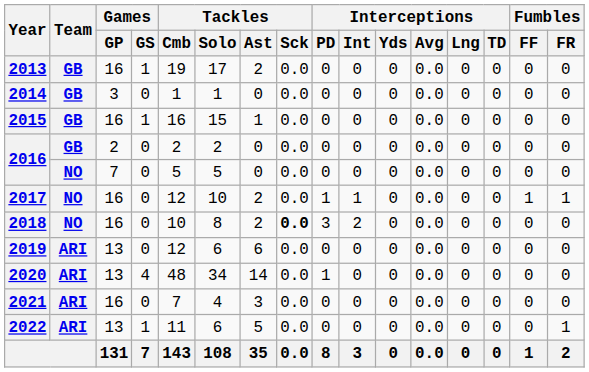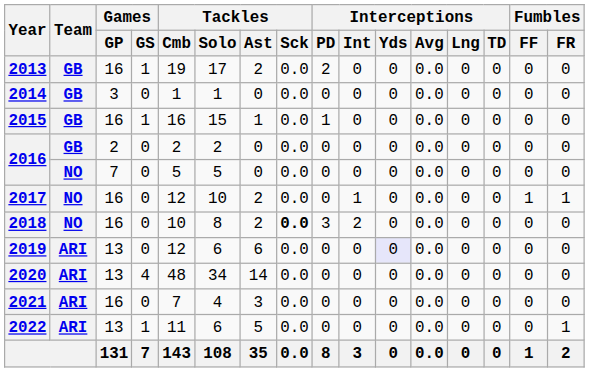(326, 69) 0 -> (326, 69) 2
(326, 121) 0 -> (326, 121) 1
(326, 198) 1 -> (326, 198) 0
(393, 250) no background -> (393, 250) lavender background
(326, 276) 1 -> (326, 276) 0
